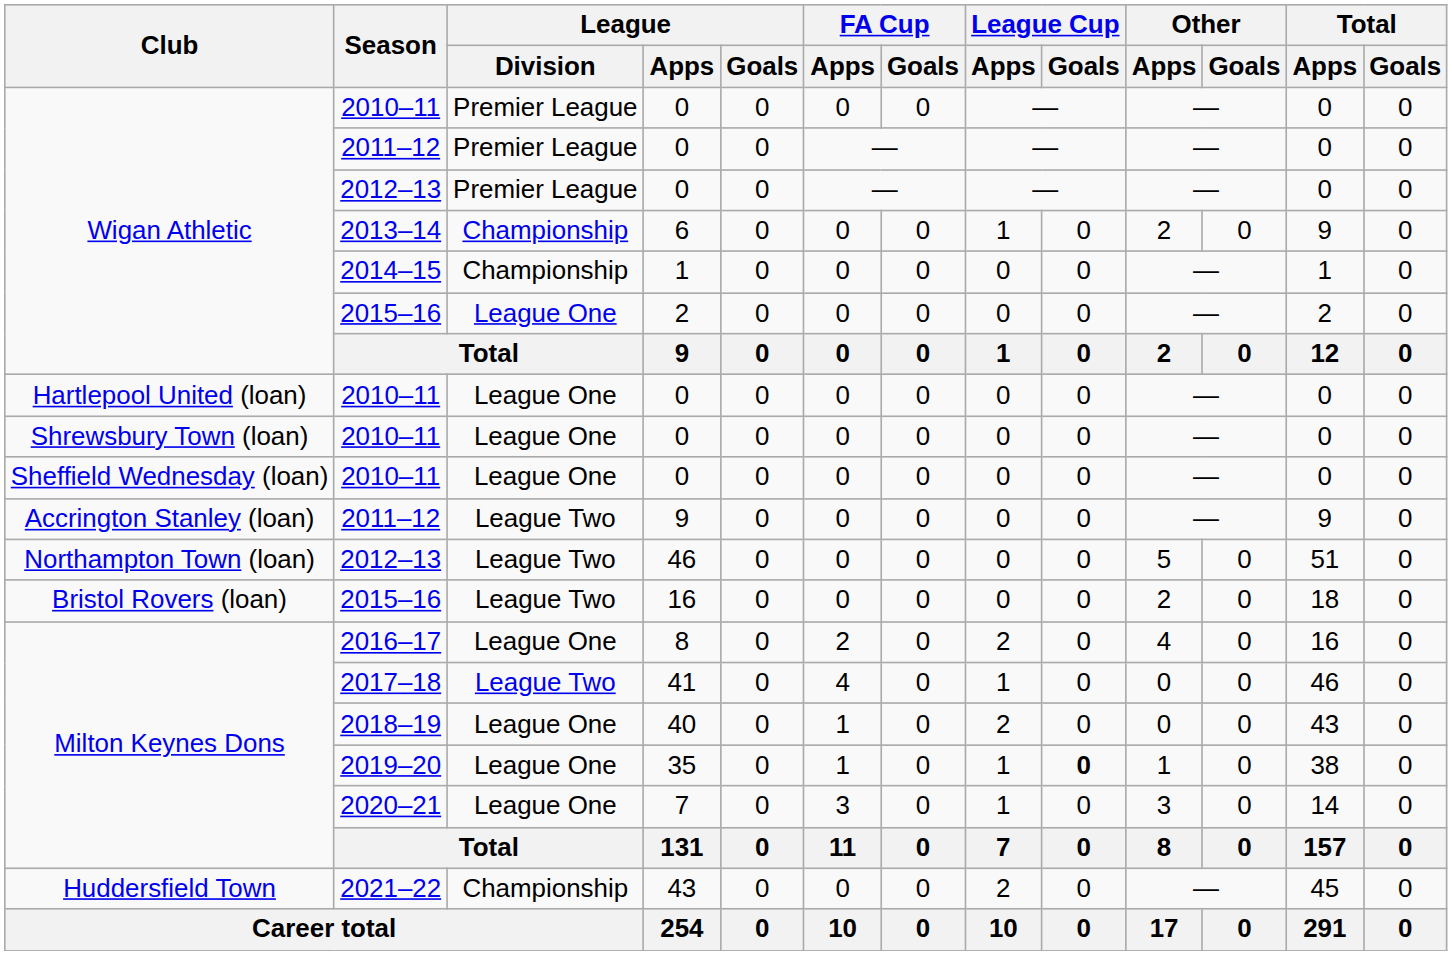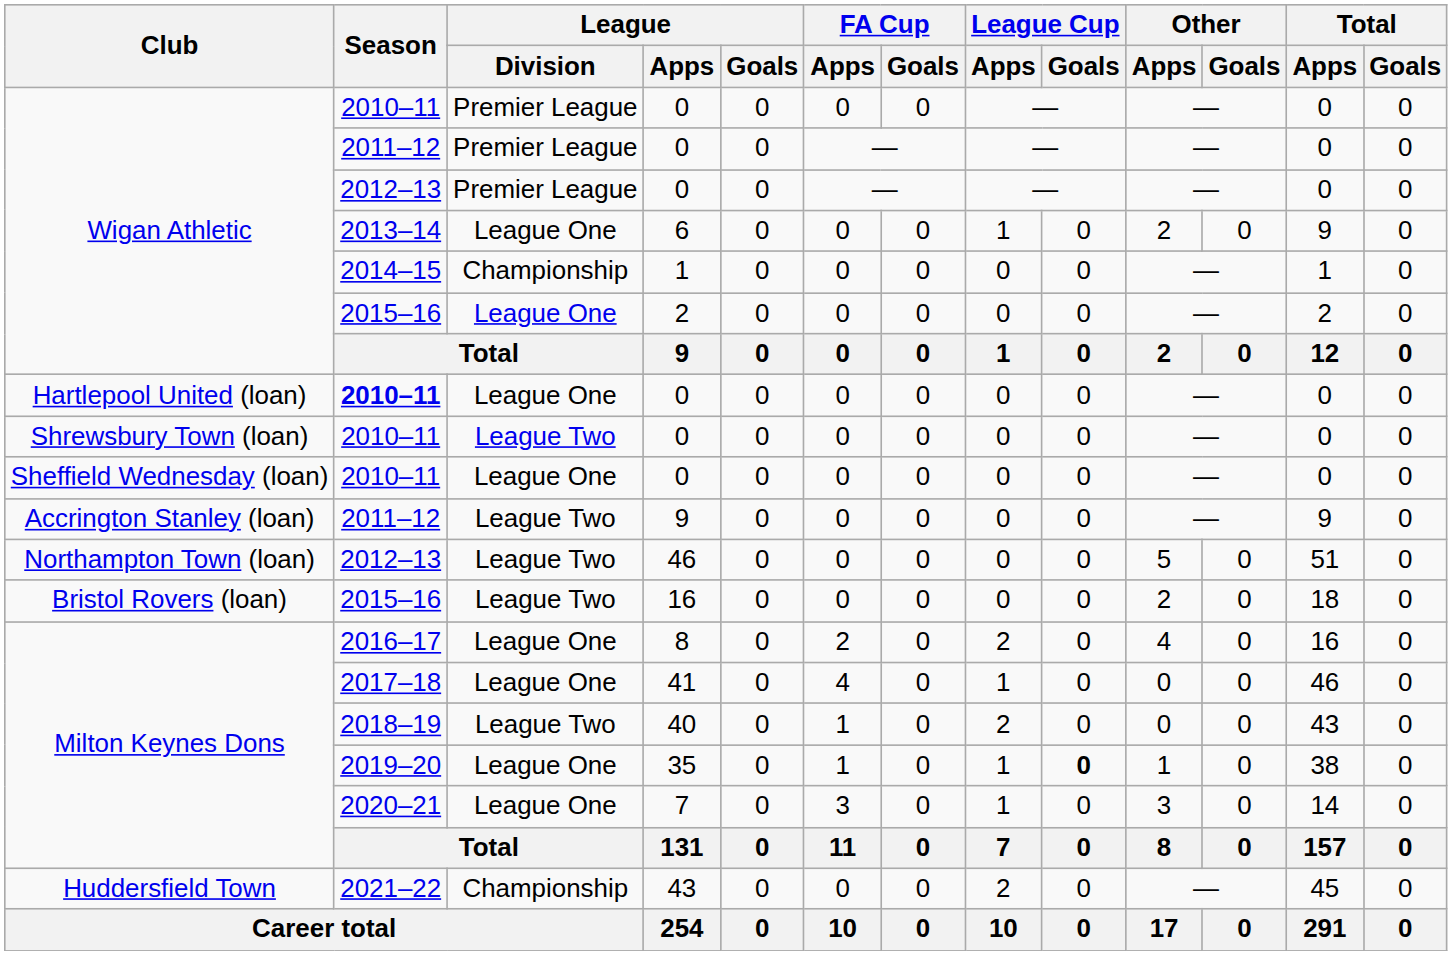(545, 230) Championship -> (545, 230) League One
(391, 395) normal -> (391, 395) bold
(545, 436) League One -> (545, 436) League Two
(545, 682) League Two -> (545, 682) League One
(545, 723) League One -> (545, 723) League Two
